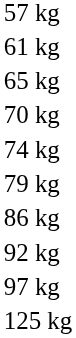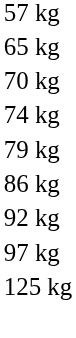- row: (32, 46)
